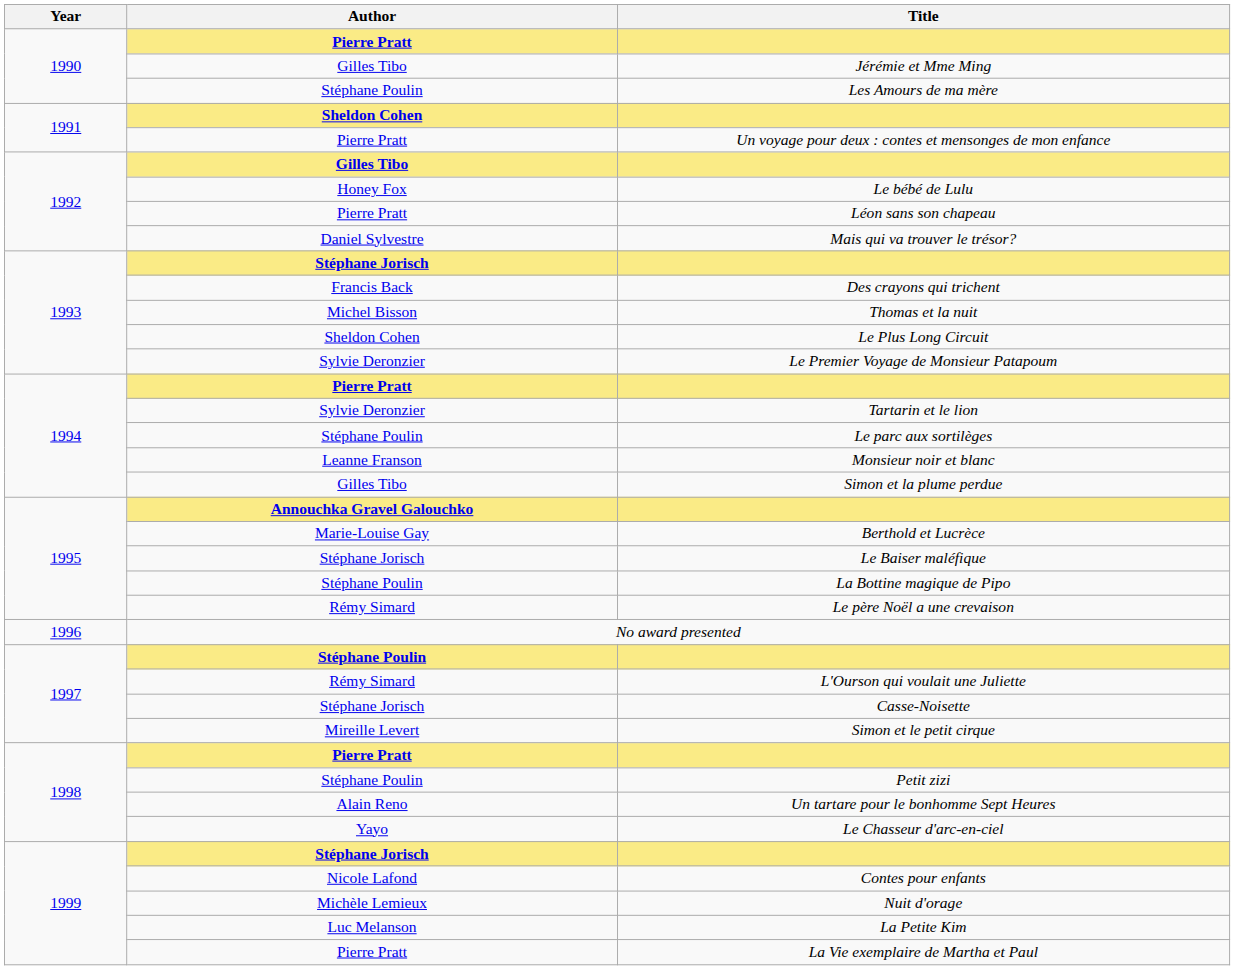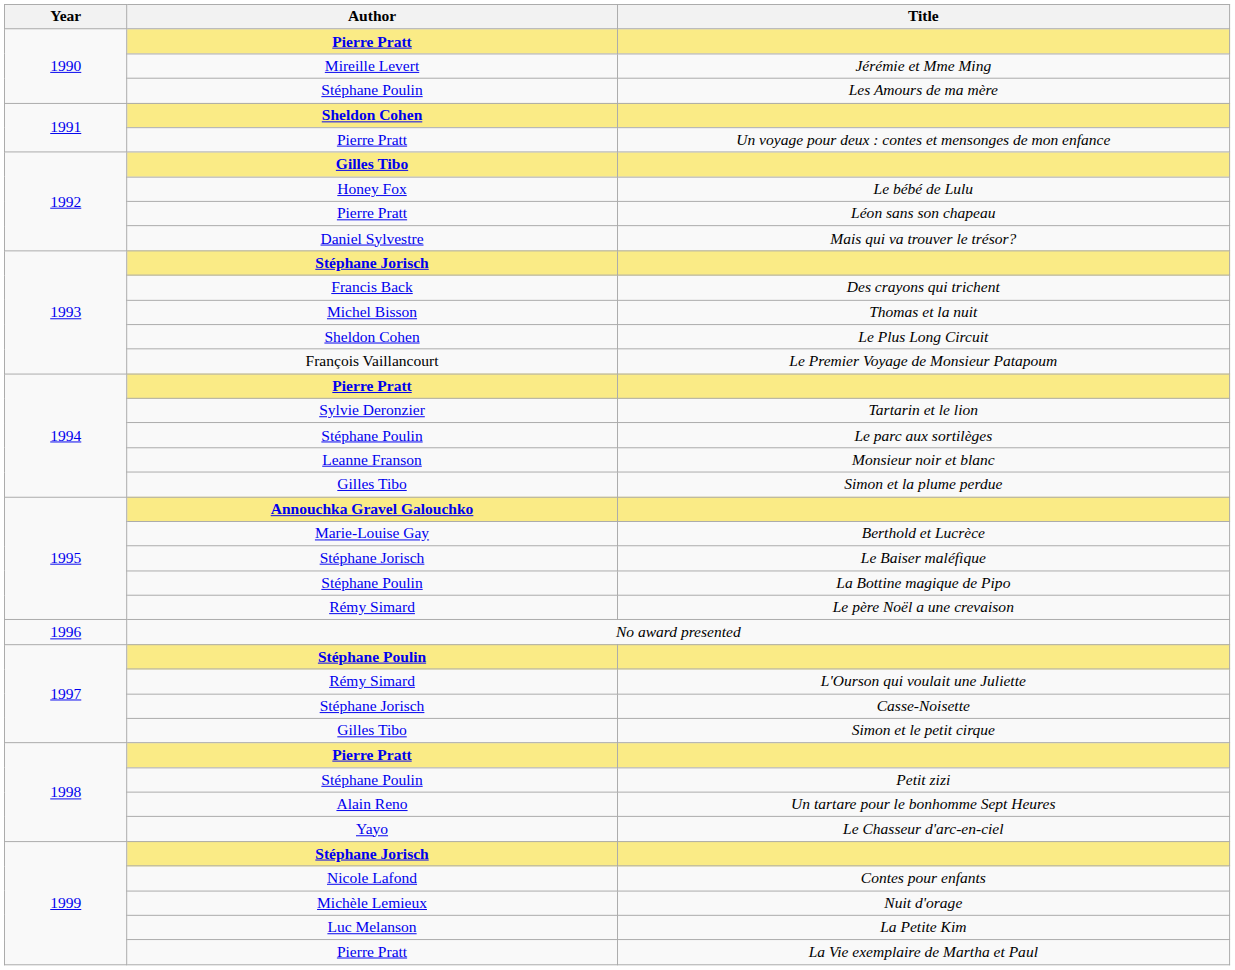(372, 66) Gilles Tibo -> (372, 66) Mireille Levert
(372, 361) Sylvie Deronzier -> (372, 361) François Vaillancourt
(372, 730) Mireille Levert -> (372, 730) Gilles Tibo
